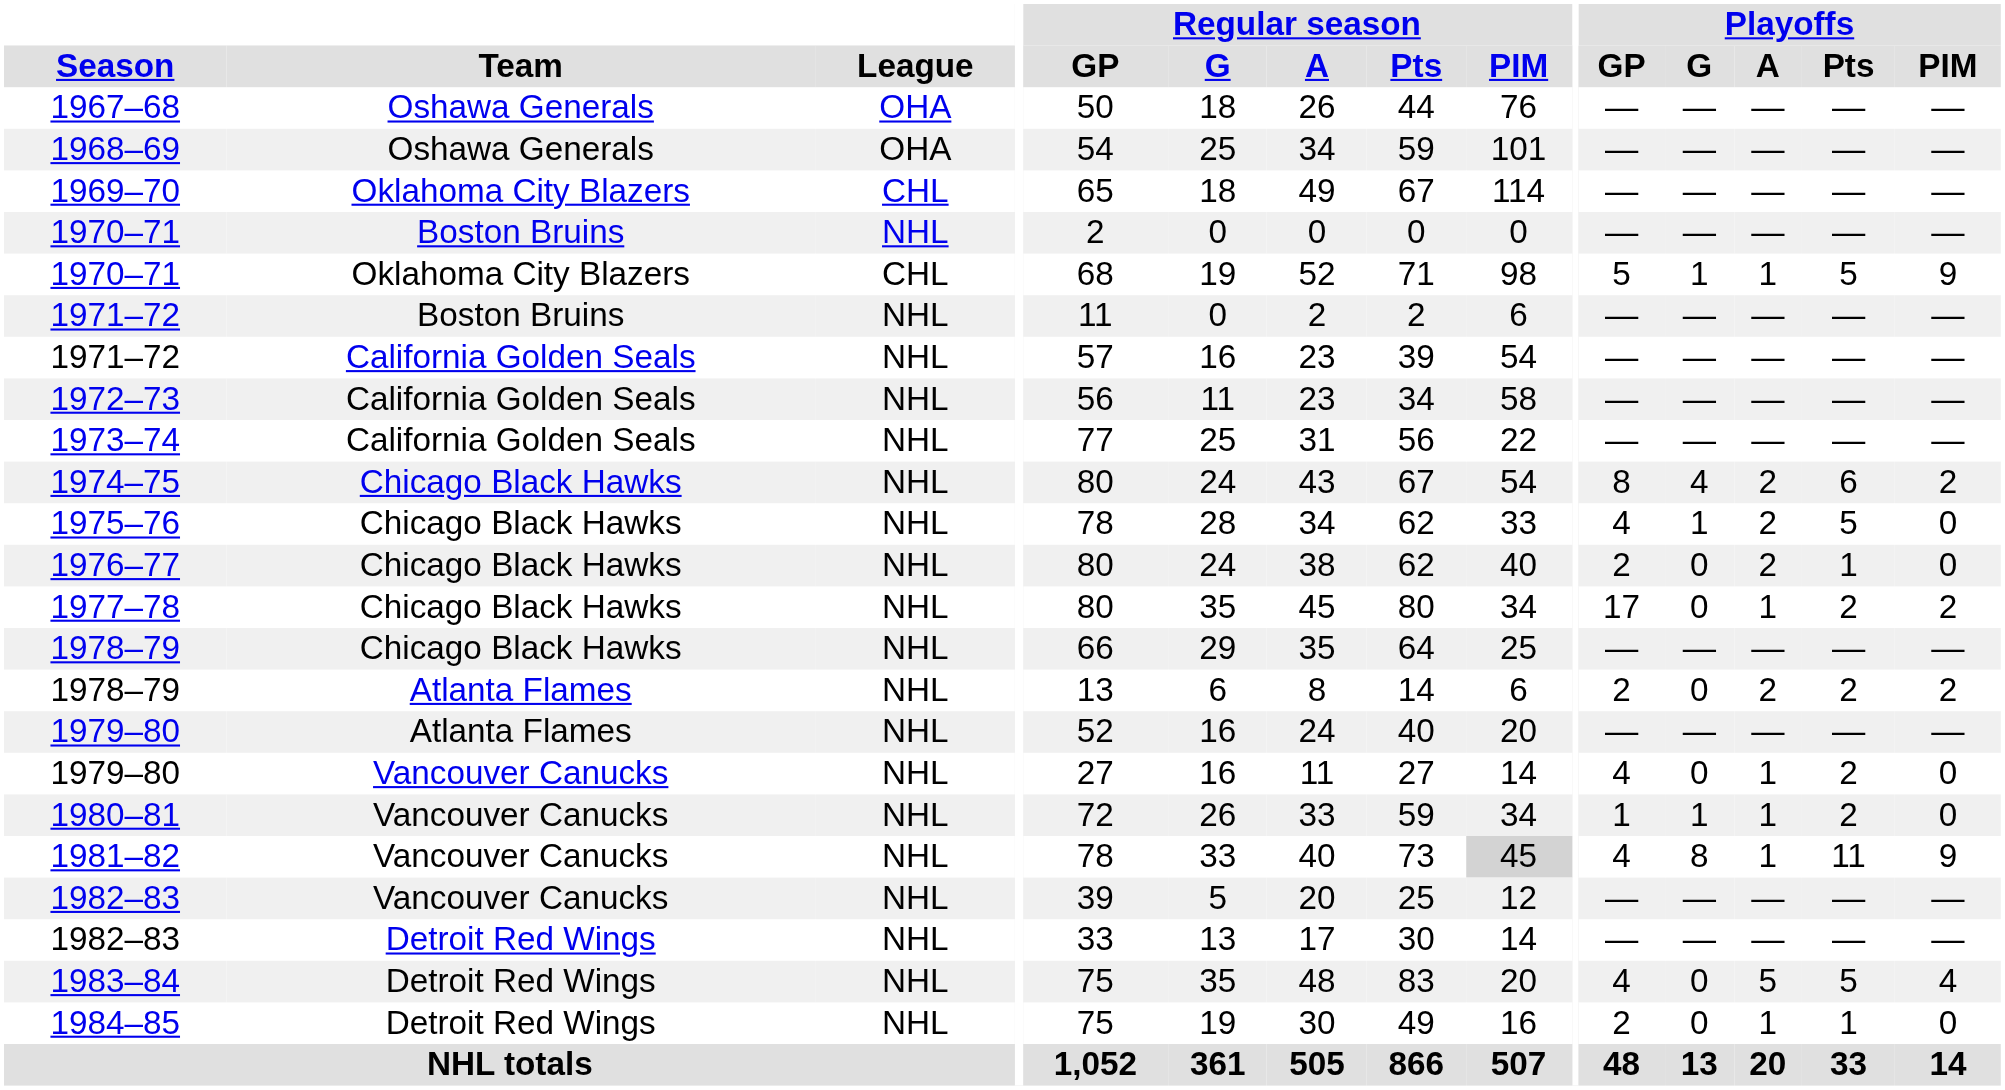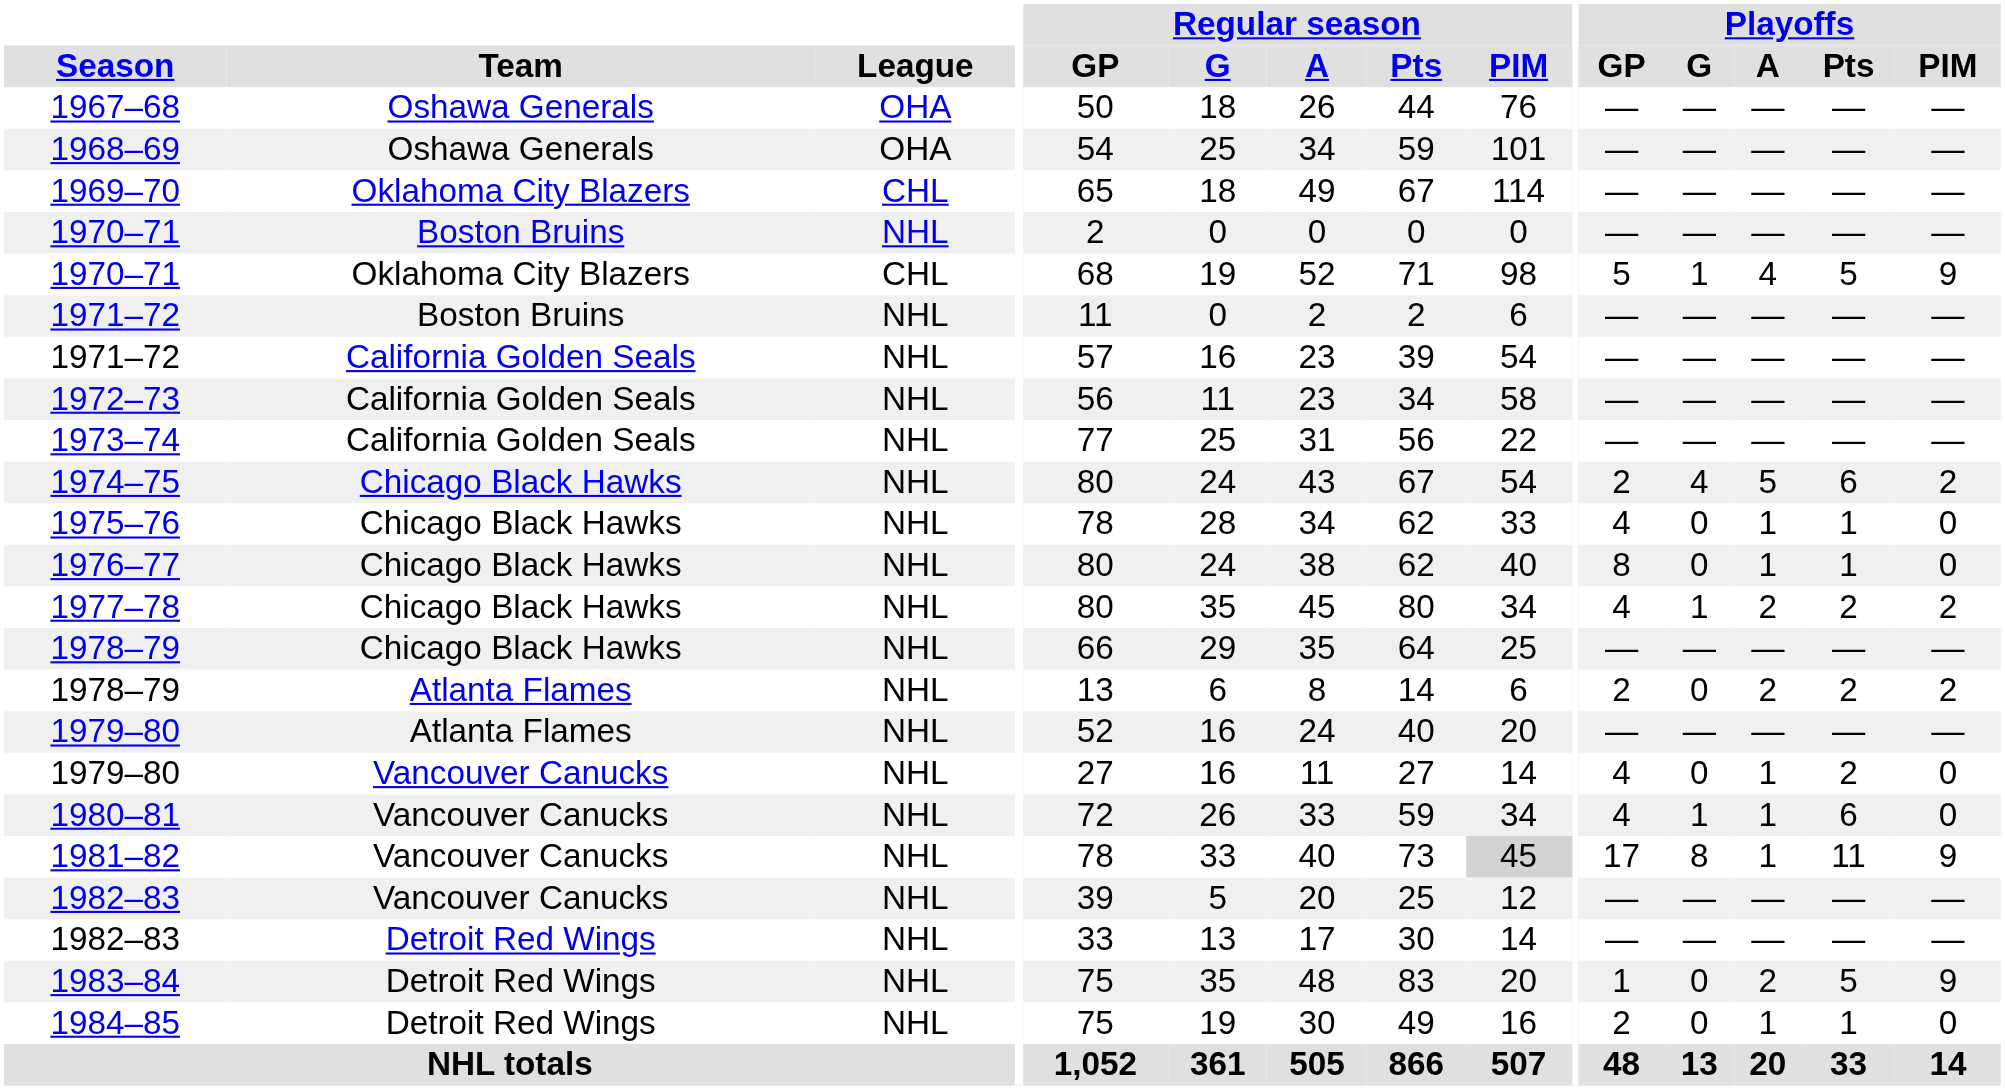(1768, 273) 1 -> (1768, 273) 4
(1622, 481) 8 -> (1622, 481) 2
(1768, 481) 2 -> (1768, 481) 5
(1699, 523) 1 -> (1699, 523) 0
(1768, 523) 2 -> (1768, 523) 1
(1849, 523) 5 -> (1849, 523) 1
(1622, 565) 2 -> (1622, 565) 8
(1768, 565) 2 -> (1768, 565) 1
(1622, 606) 17 -> (1622, 606) 4
(1699, 606) 0 -> (1699, 606) 1
(1768, 606) 1 -> (1768, 606) 2
(1622, 814) 1 -> (1622, 814) 4
(1849, 814) 2 -> (1849, 814) 6
(1622, 856) 4 -> (1622, 856) 17
(1622, 981) 4 -> (1622, 981) 1
(1768, 981) 5 -> (1768, 981) 2
(1948, 981) 4 -> (1948, 981) 9
